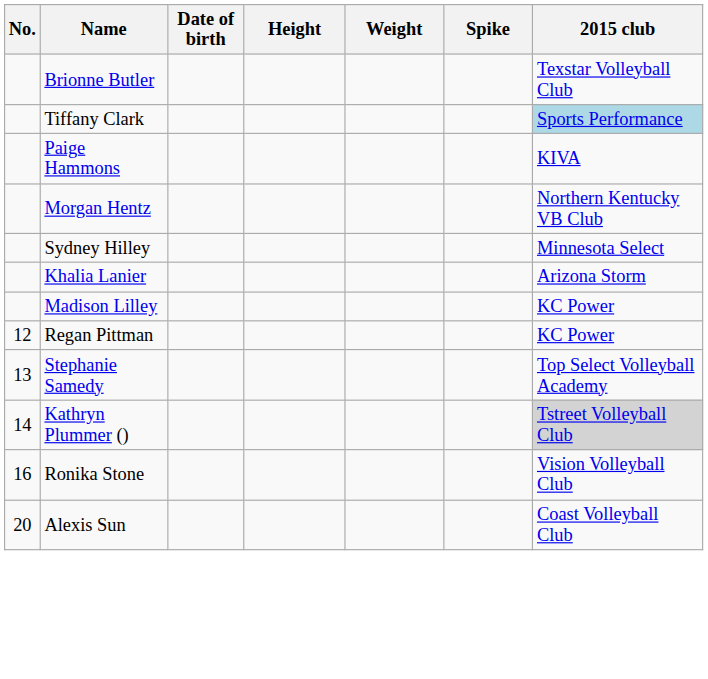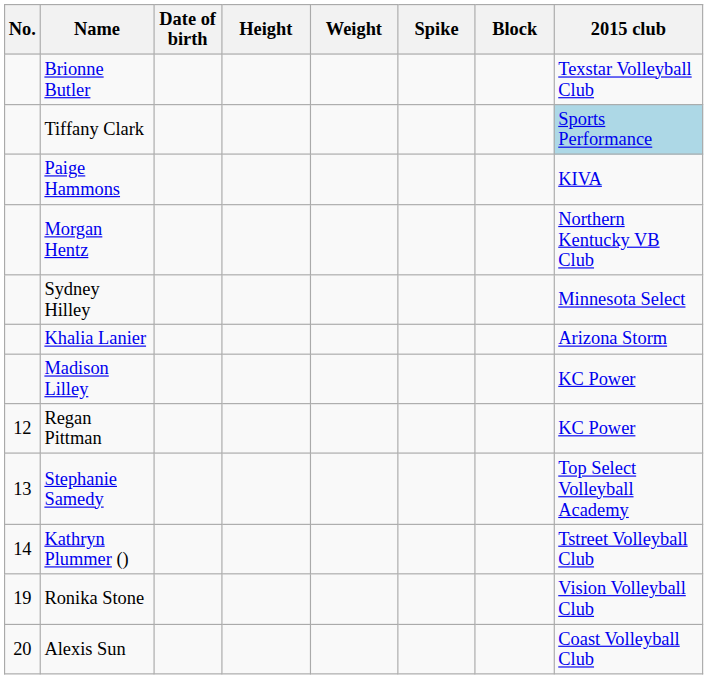+ column: (515, 29)
(602, 424) lightgrey background -> (623, 548) no background
(22, 474) 16 -> (22, 598) 19
